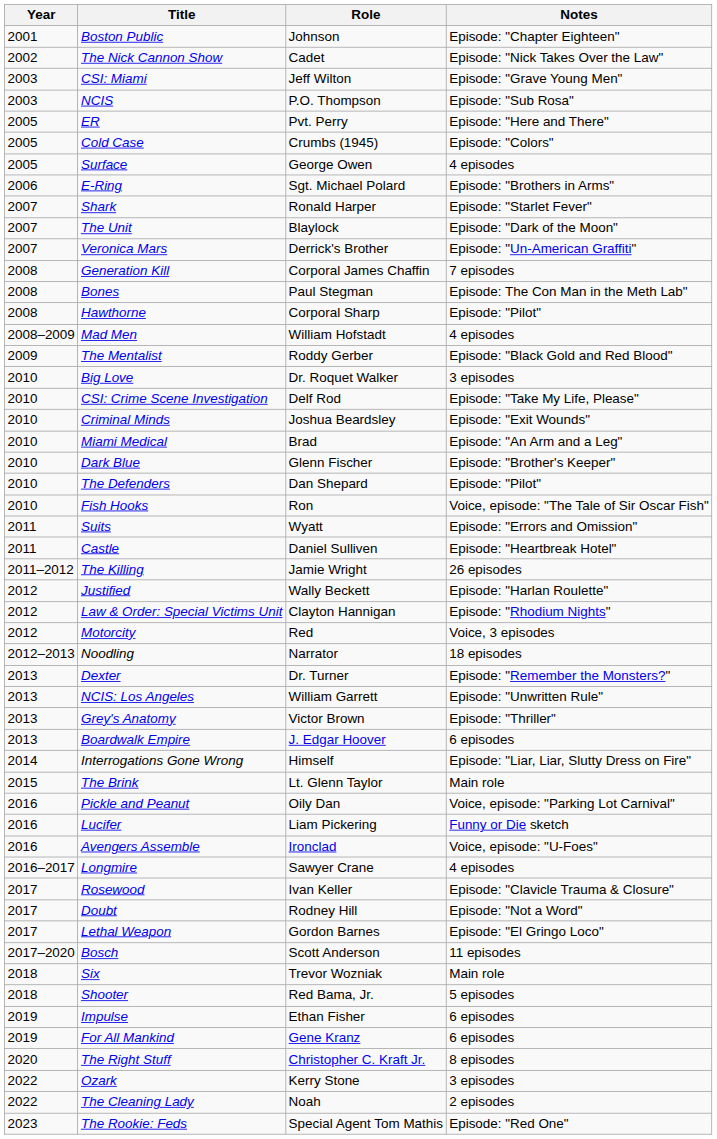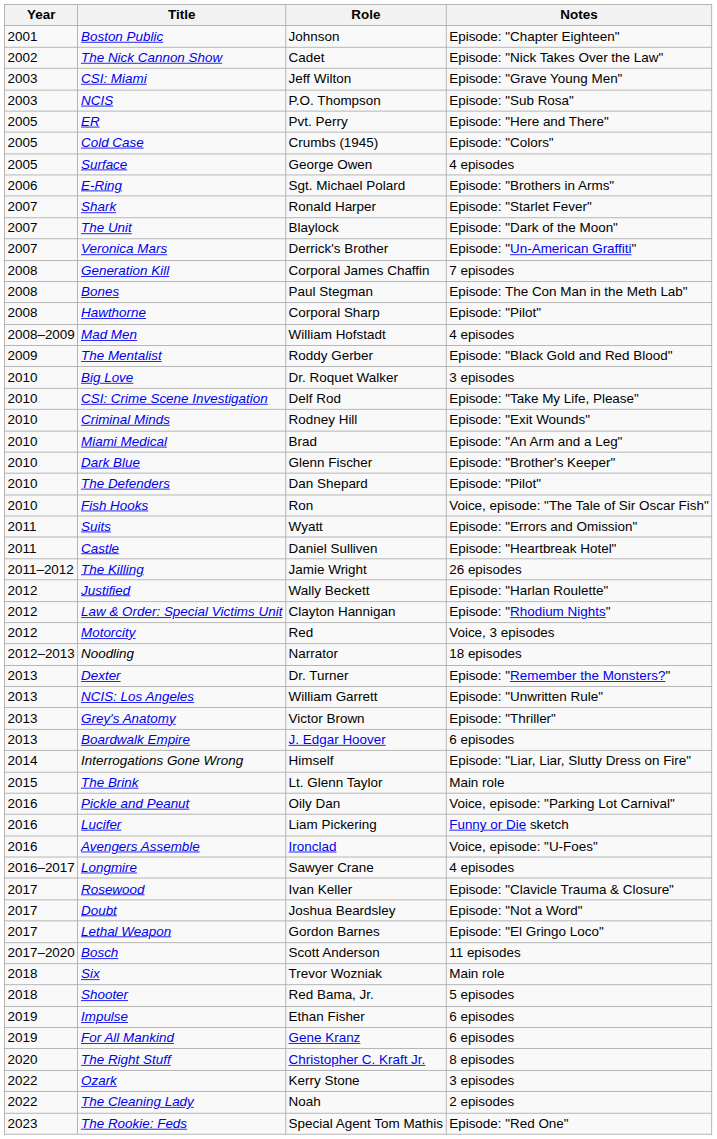(342, 420) Joshua Beardsley -> (323, 420) Rodney Hill
(323, 910) Rodney Hill -> (342, 910) Joshua Beardsley
